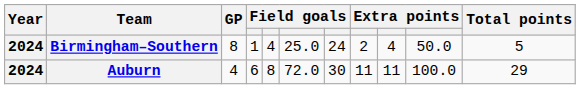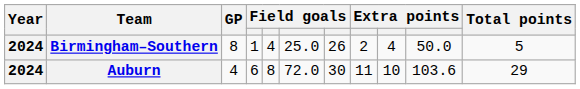(337, 47) 24 -> (337, 47) 26
(391, 71) 11 -> (391, 71) 10
(434, 71) 100.0 -> (434, 71) 103.6
